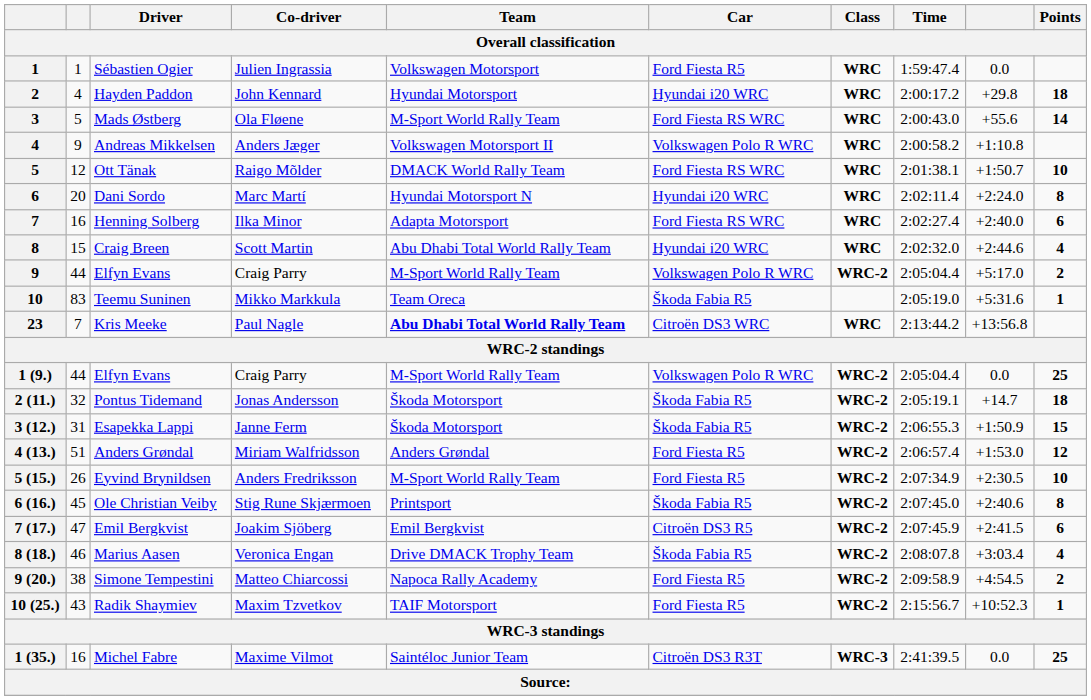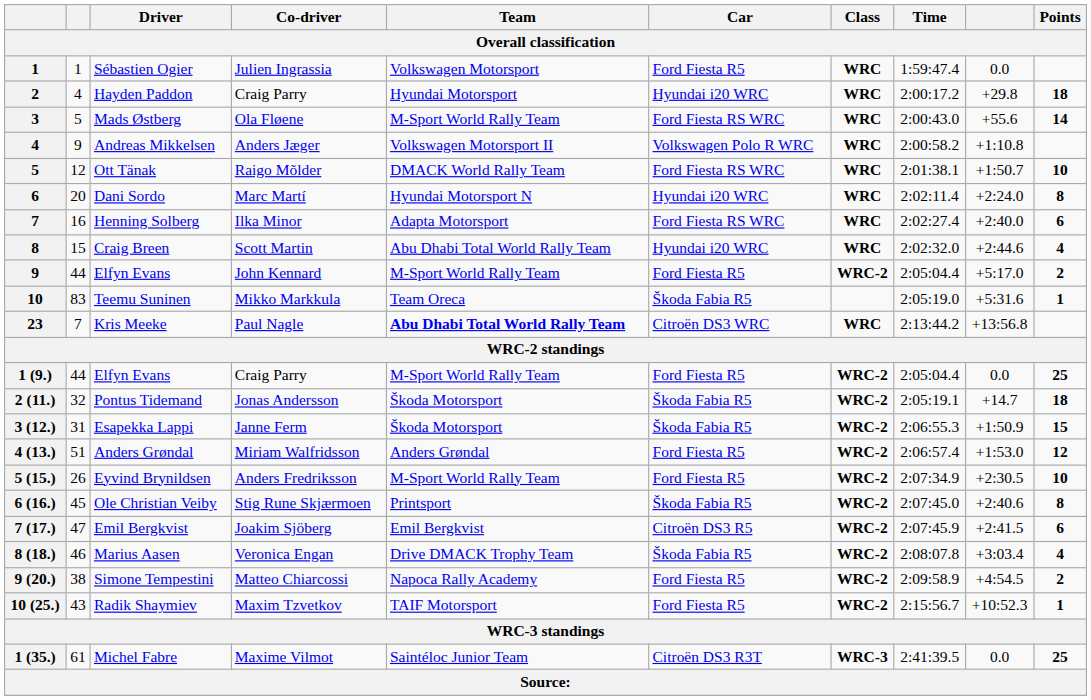(278, 93) John Kennard -> (271, 93) Craig Parry
(271, 272) Craig Parry -> (278, 272) John Kennard
(733, 272) Volkswagen Polo R WRC -> (699, 272) Ford Fiesta R5
(733, 374) Volkswagen Polo R WRC -> (699, 374) Ford Fiesta R5
(78, 656) 16 -> (78, 656) 61
